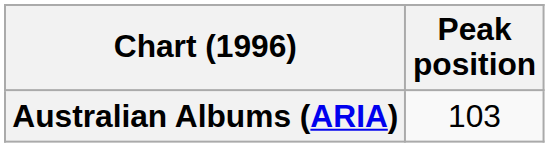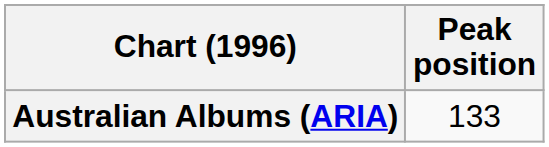(475, 115) 103 -> (475, 115) 133
